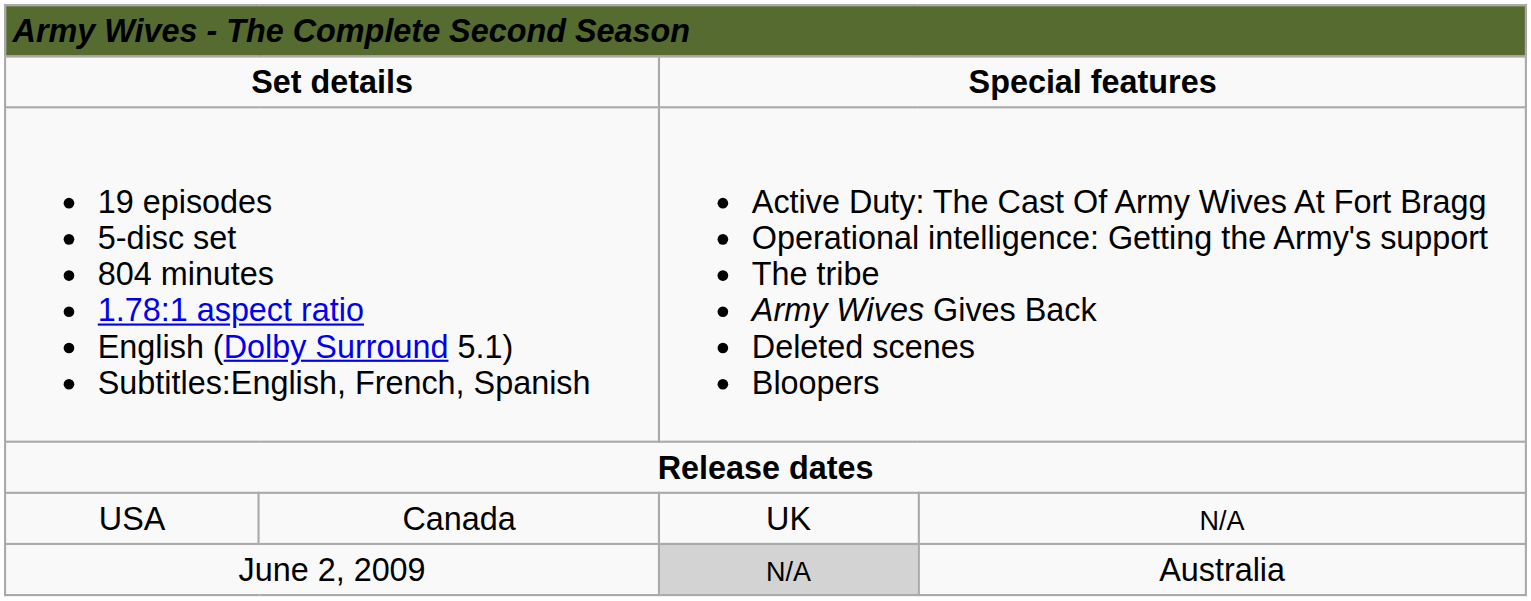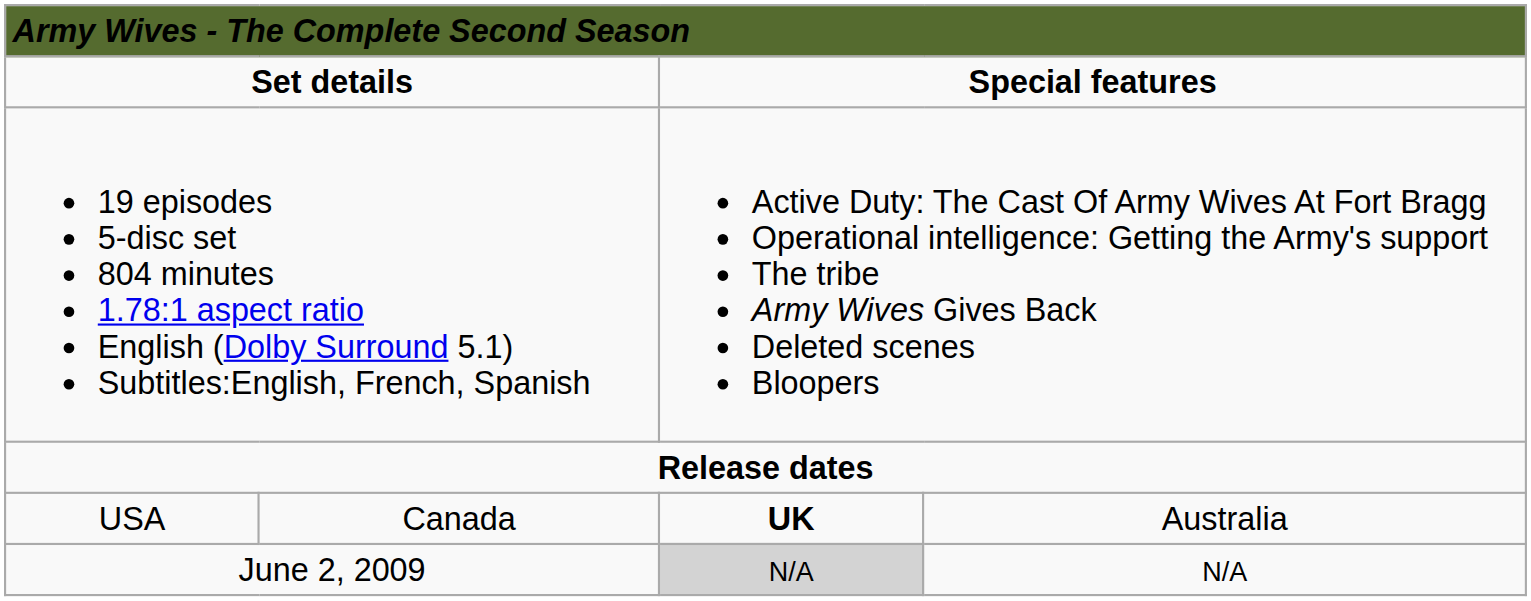(789, 518) normal -> (791, 518) bold
(1222, 521) N/A -> (1225, 518) Australia
(1222, 569) Australia -> (1225, 572) N/A
